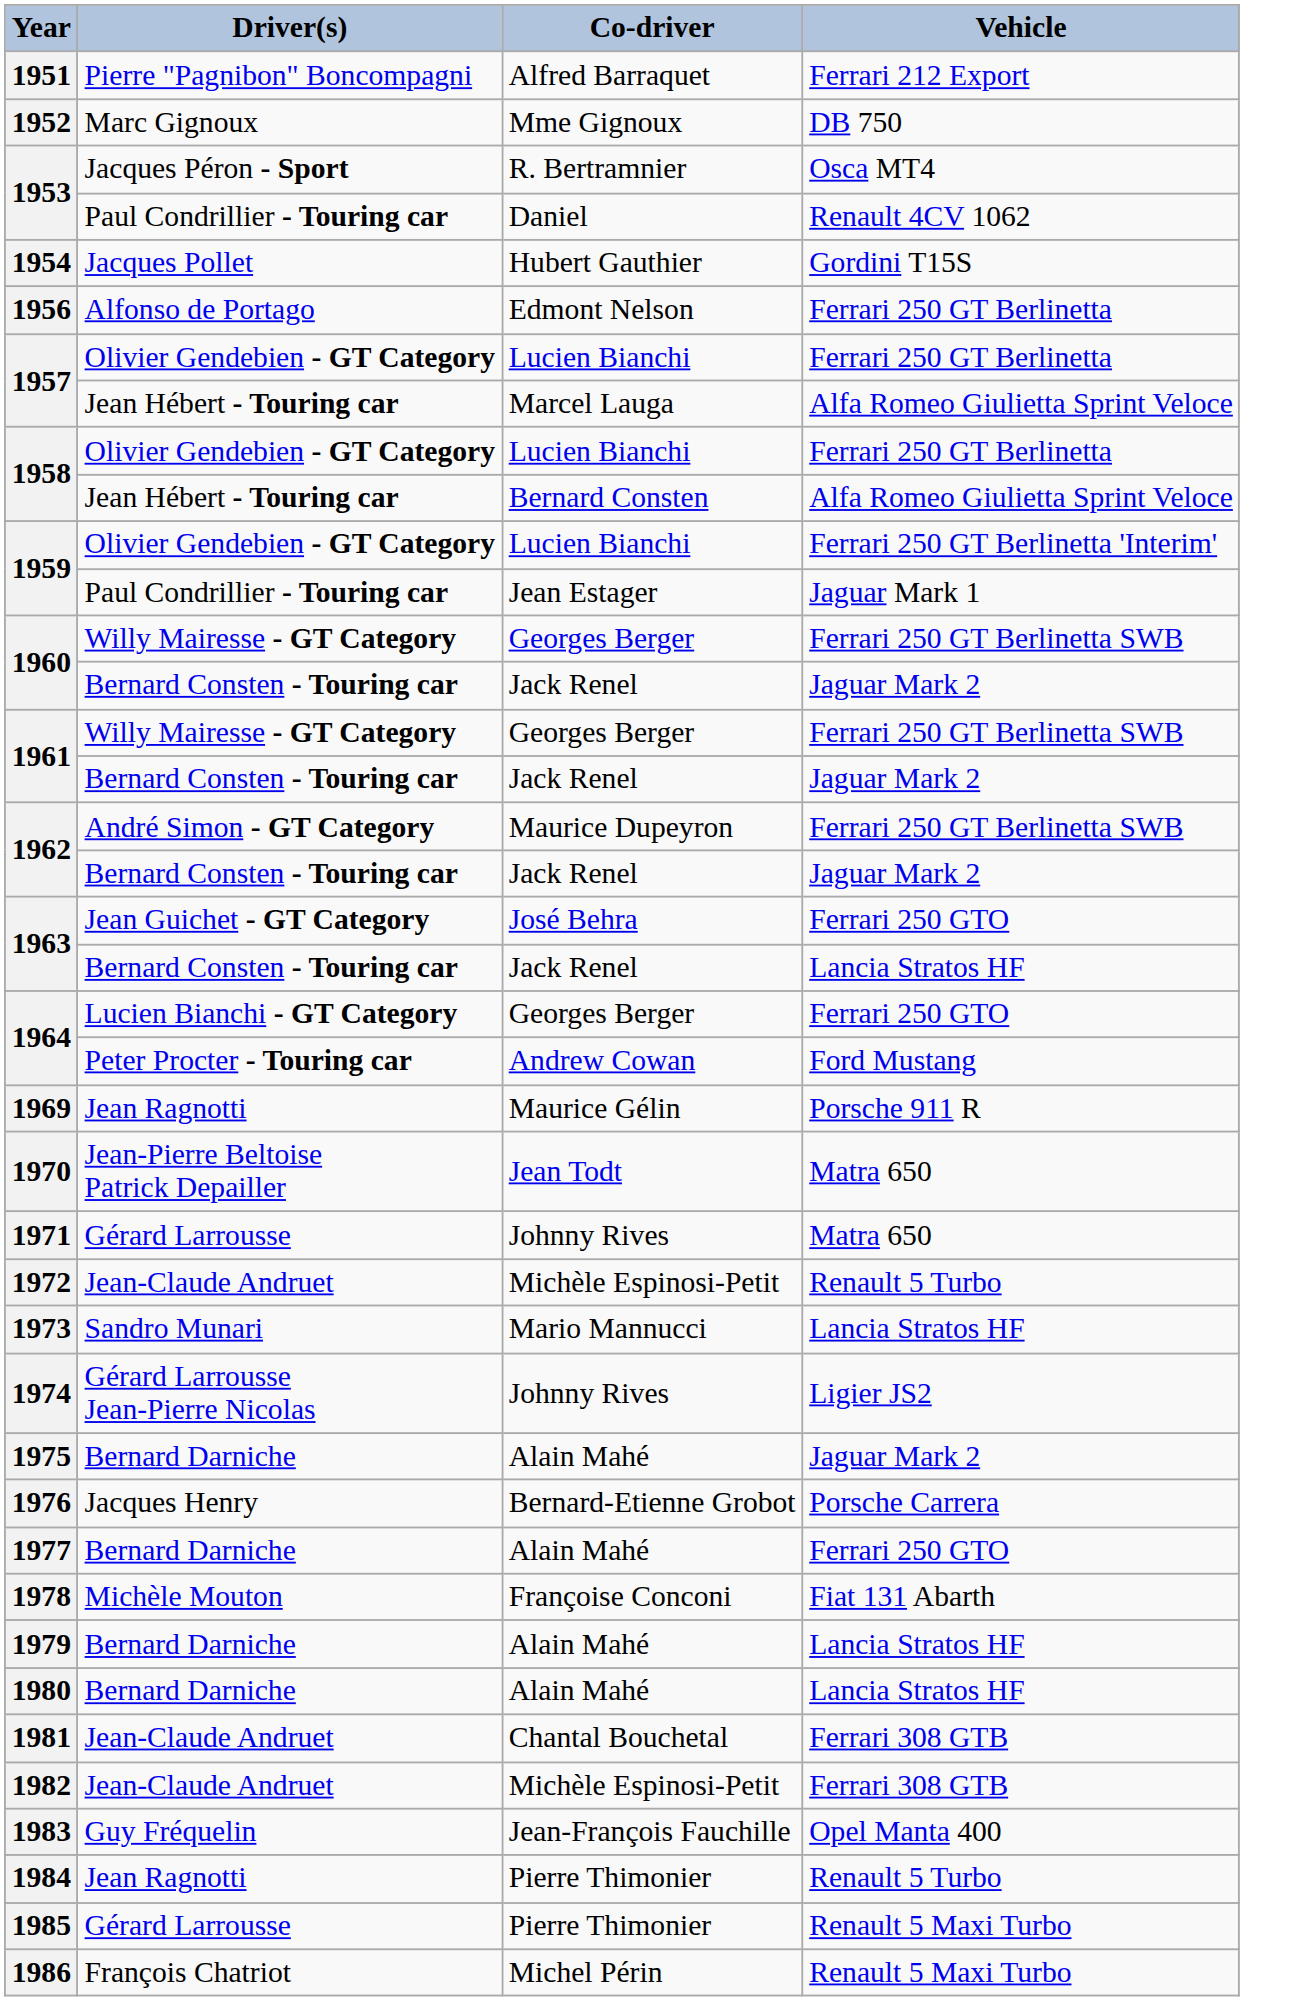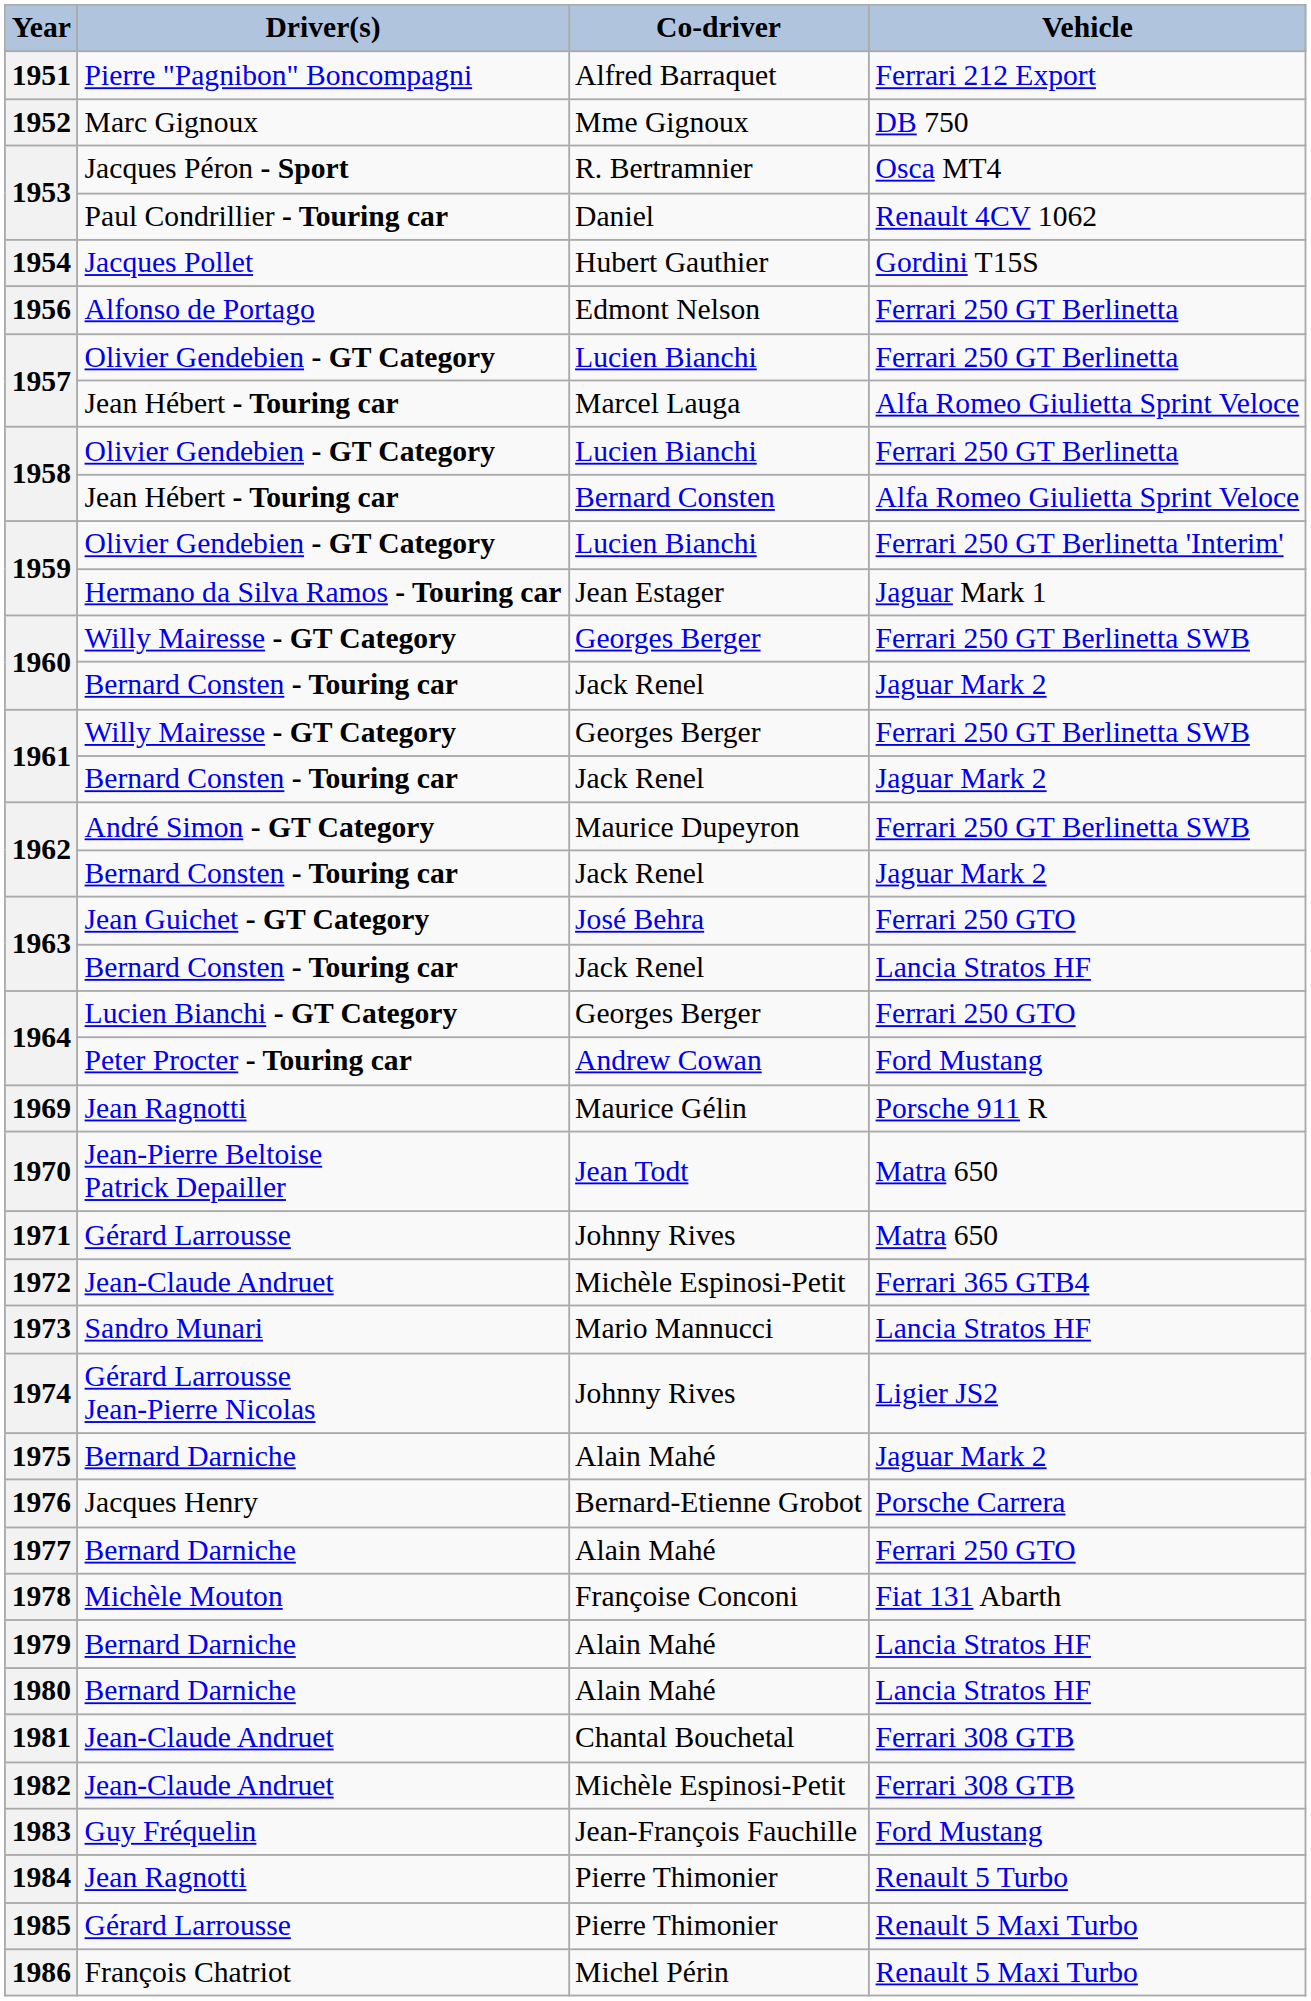(266, 591) Paul Condrillier - Touring car -> (323, 591) Hermano da Silva Ramos - Touring car
(905, 1281) Renault 5 Turbo -> (982, 1281) Ferrari 365 GTB4
(905, 1831) Opel Manta 400 -> (959, 1831) Ford Mustang
